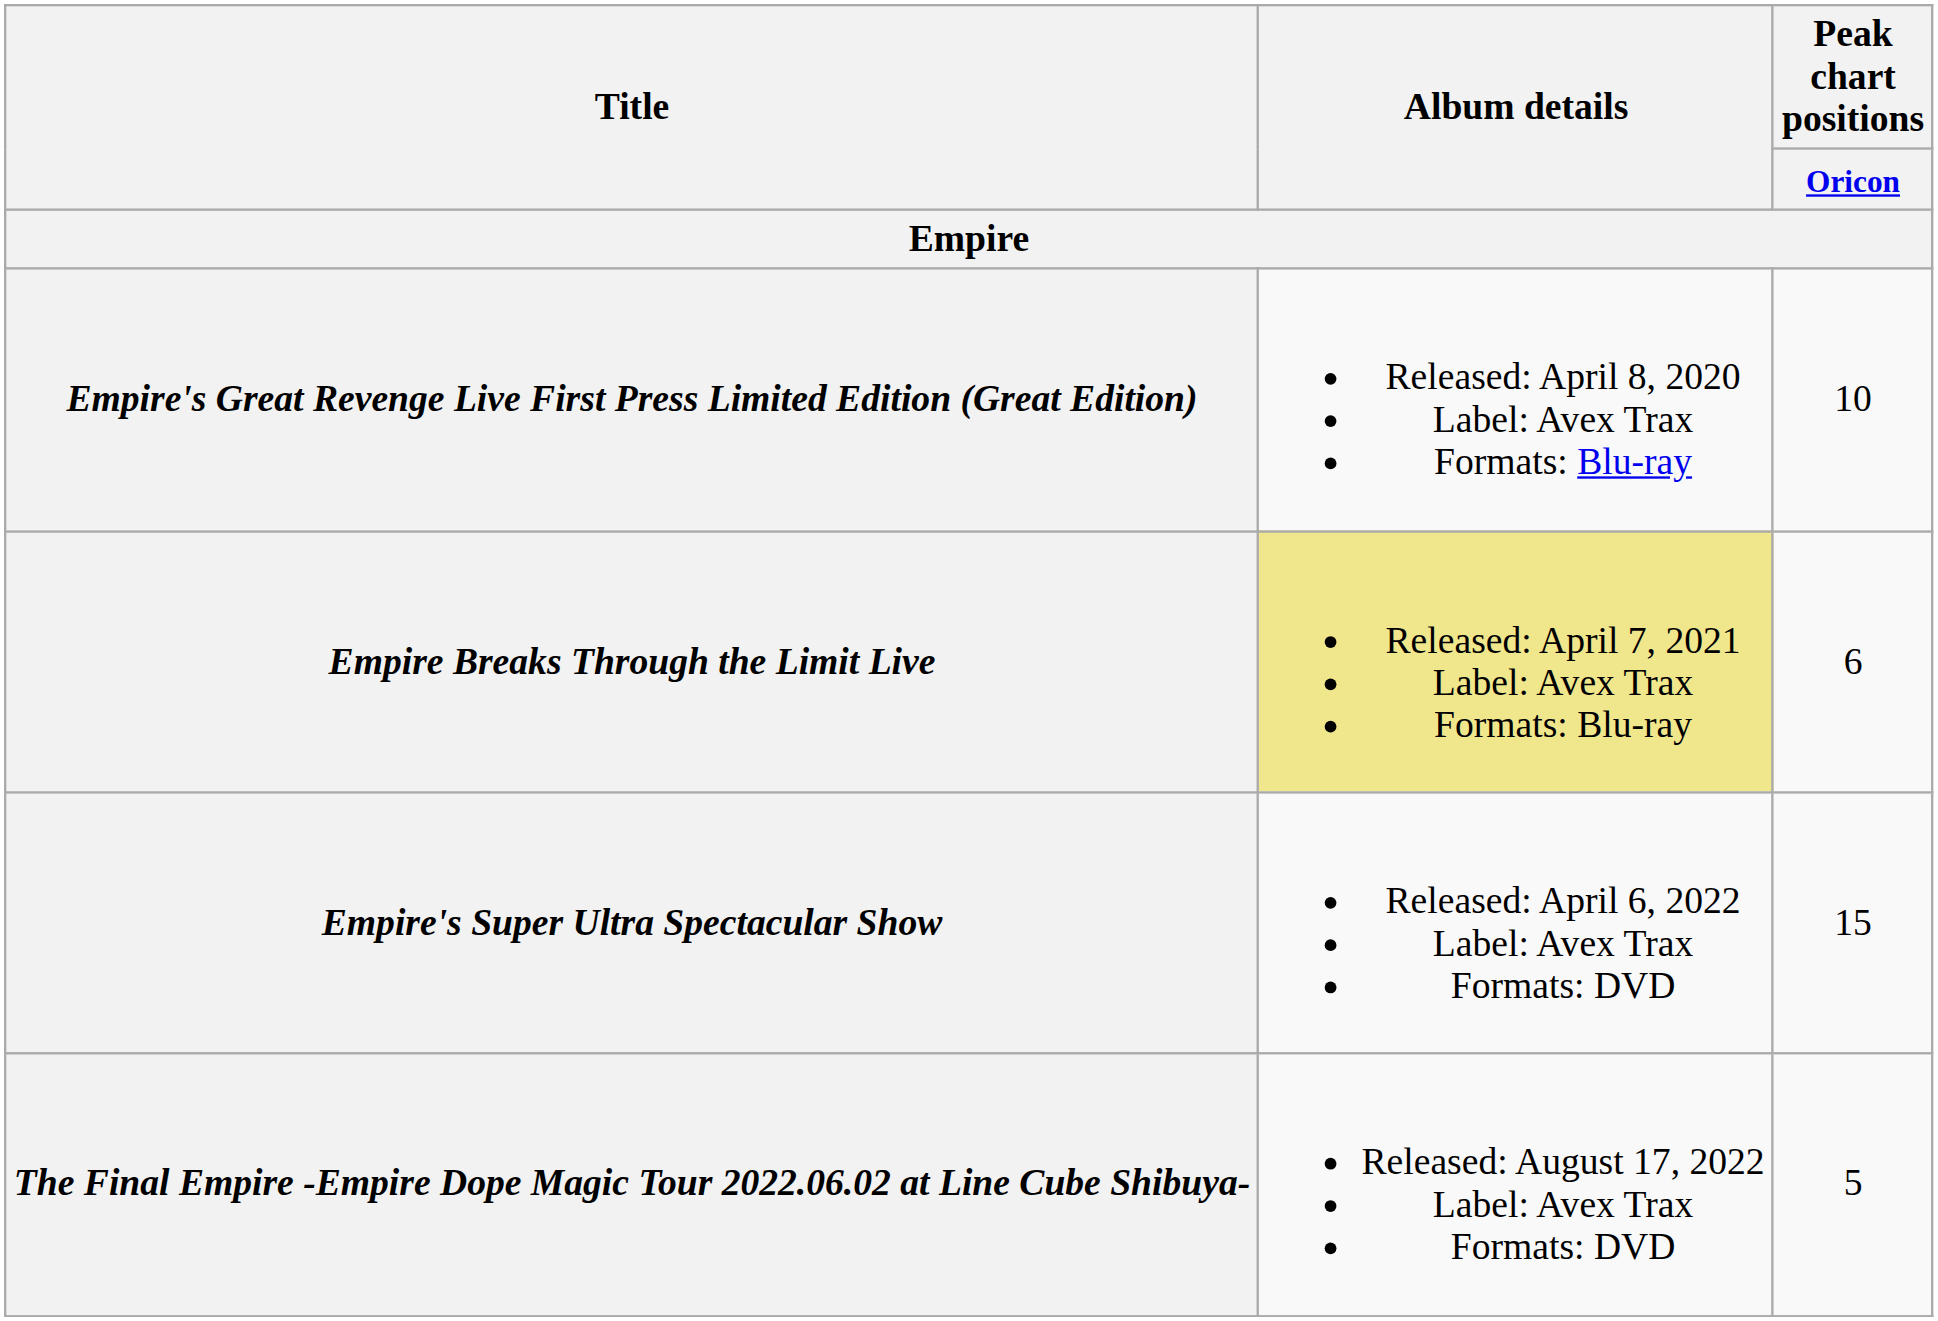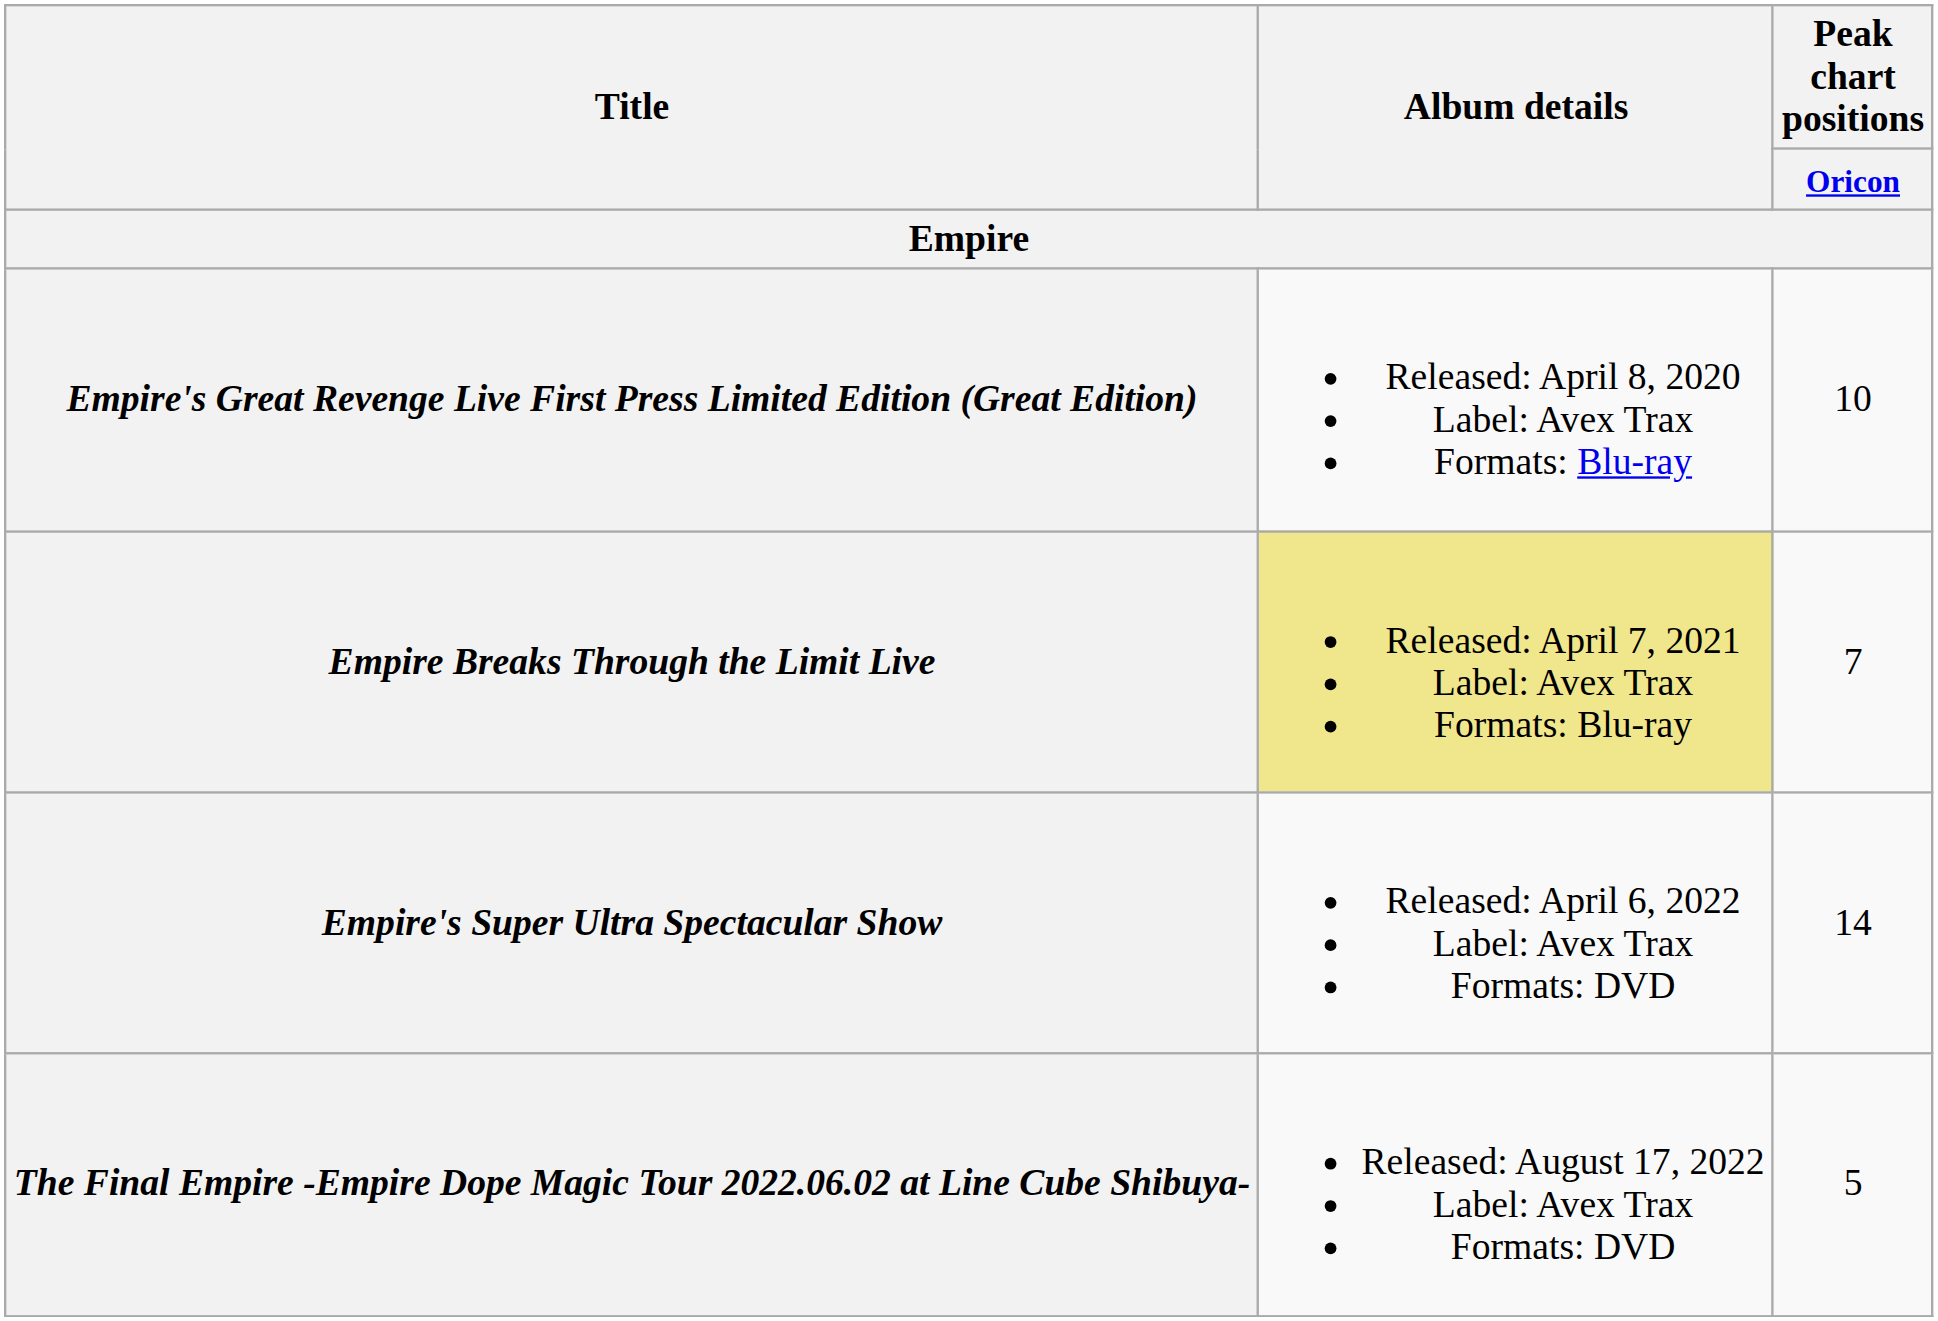(1853, 660) 6 -> (1853, 660) 7
(1853, 922) 15 -> (1853, 922) 14
